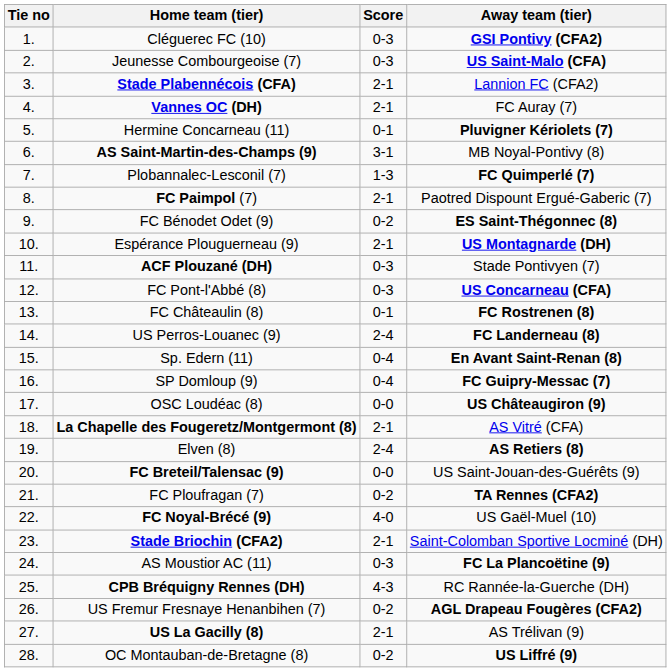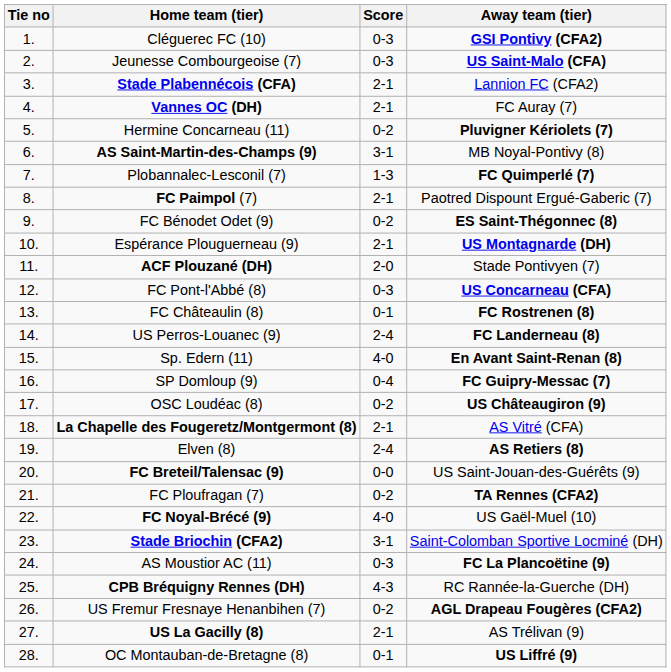(383, 130) 0-1 -> (383, 130) 0-2
(383, 267) 0-3 -> (383, 267) 2-0
(383, 358) 0-4 -> (383, 358) 4-0
(383, 404) 0-0 -> (383, 404) 0-2
(383, 541) 2-1 -> (383, 541) 3-1
(383, 655) 0-2 -> (383, 655) 0-1
